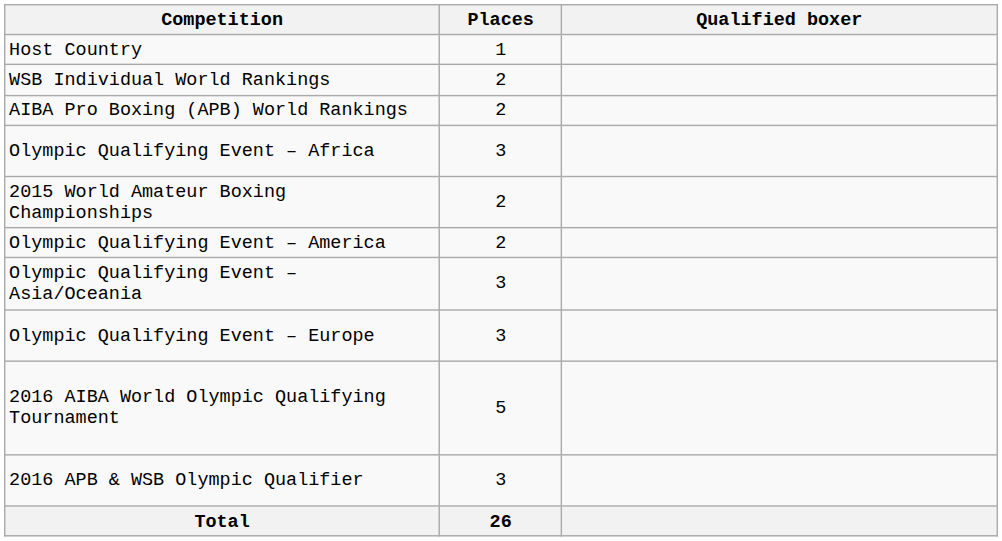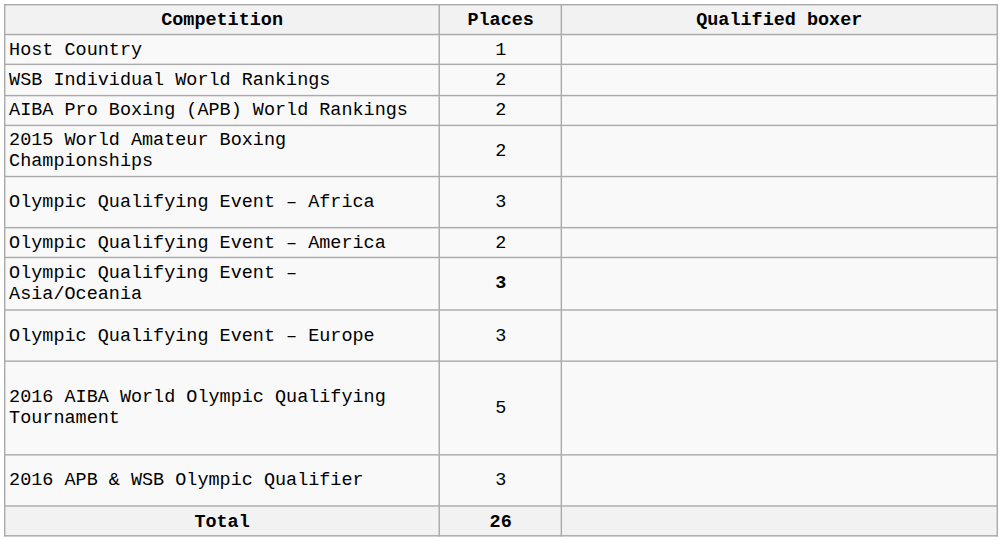rows swapped: (148, 202) <-> (192, 151)
(501, 284) normal -> (501, 284) bold
